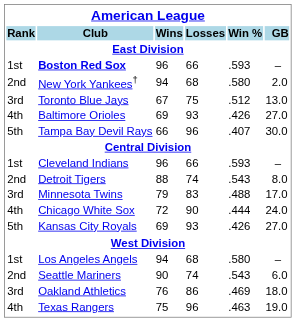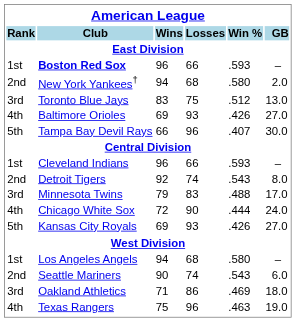(162, 99) 67 -> (162, 99) 83
(162, 178) 88 -> (162, 178) 92
(162, 291) 76 -> (162, 291) 71
